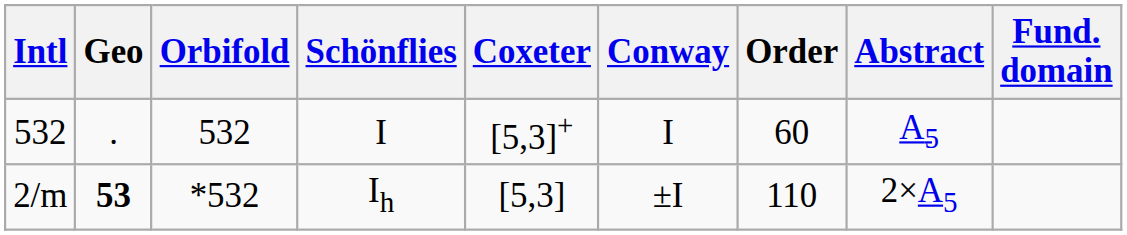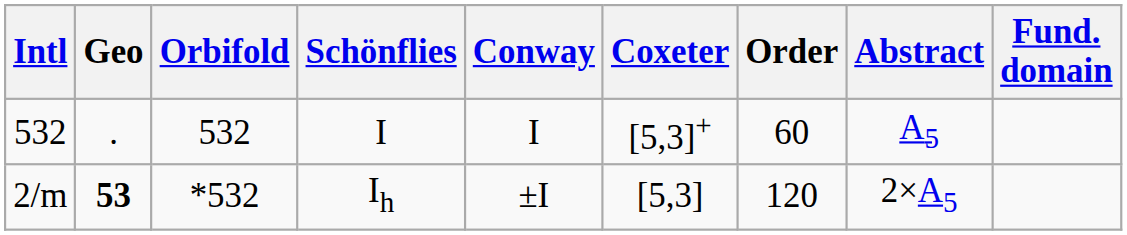columns swapped: (668, 51) <-> (532, 51)
(792, 196) 110 -> (792, 196) 120
